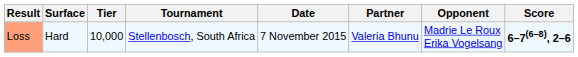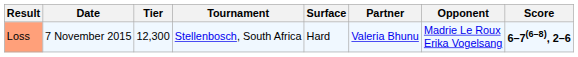columns swapped: (303, 12) <-> (65, 12)
(107, 36) 10,000 -> (153, 36) 12,300
